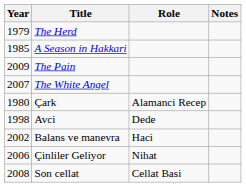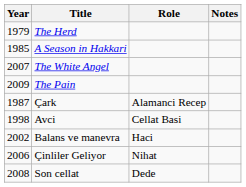rows swapped: (72, 84) <-> (55, 66)
(18, 102) 1980 -> (18, 102) 1987
(144, 119) Dede -> (157, 119) Cellat Basi
(157, 173) Cellat Basi -> (144, 173) Dede
